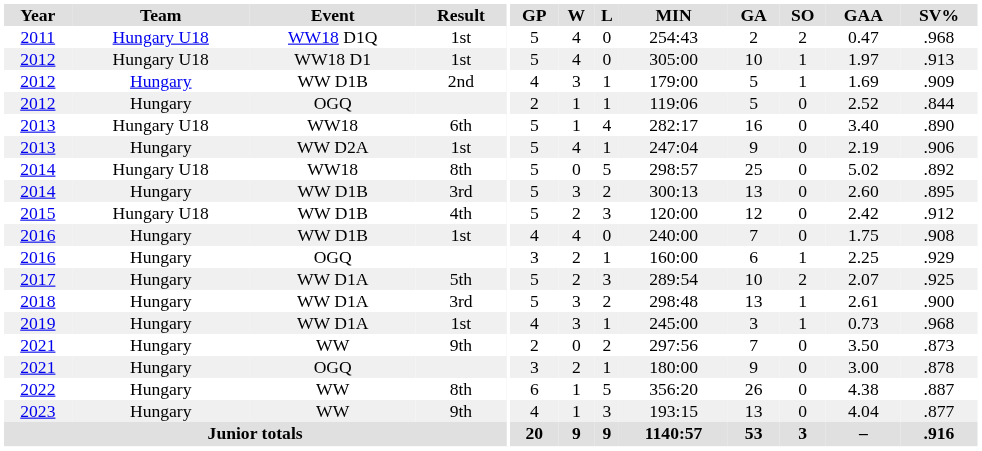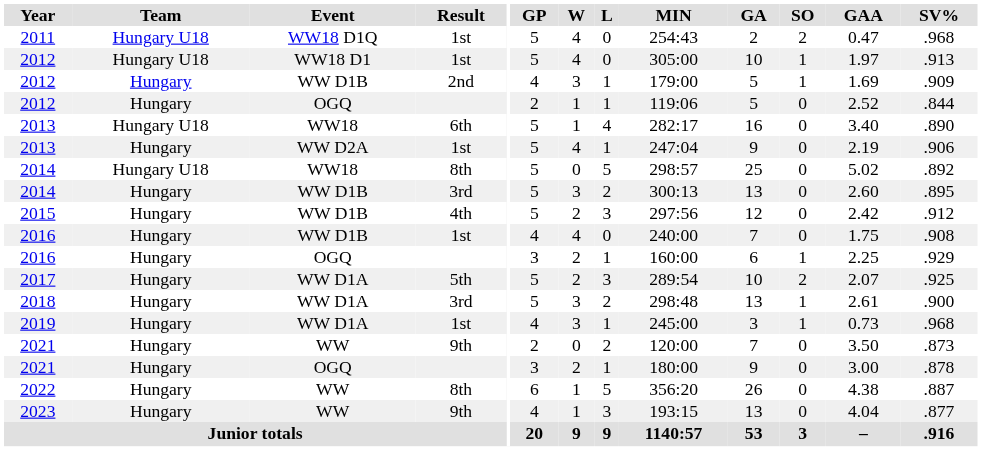(161, 212) Hungary U18 -> (161, 212) Hungary
(674, 212) 120:00 -> (674, 212) 297:56
(674, 344) 297:56 -> (674, 344) 120:00
